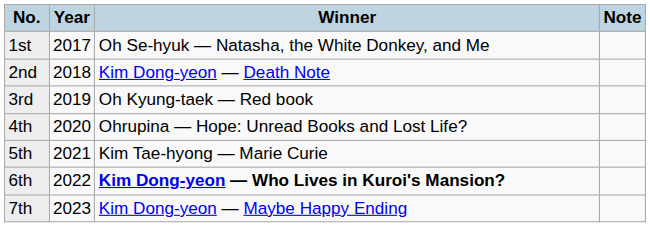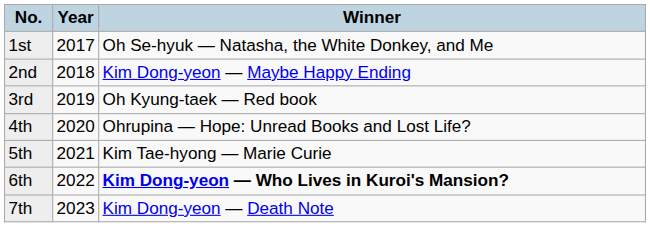- column: (622, 18)
(214, 72) Kim Dong-yeon — Death Note -> (257, 72) Kim Dong-yeon — Maybe Happy Ending
(253, 208) Kim Dong-yeon — Maybe Happy Ending -> (218, 208) Kim Dong-yeon — Death Note
